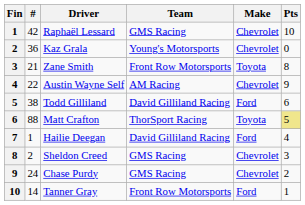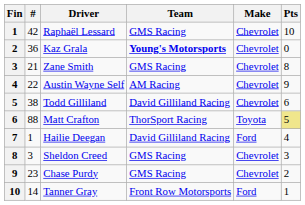(174, 49) normal -> (178, 49) bold
(180, 66) Front Row Motorsports -> (158, 66) GMS Racing
(251, 66) Toyota -> (257, 66) Chevrolet
(246, 102) Ford -> (257, 102) Chevrolet
(30, 155) 2 -> (30, 155) 3
(33, 173) 24 -> (33, 173) 23
